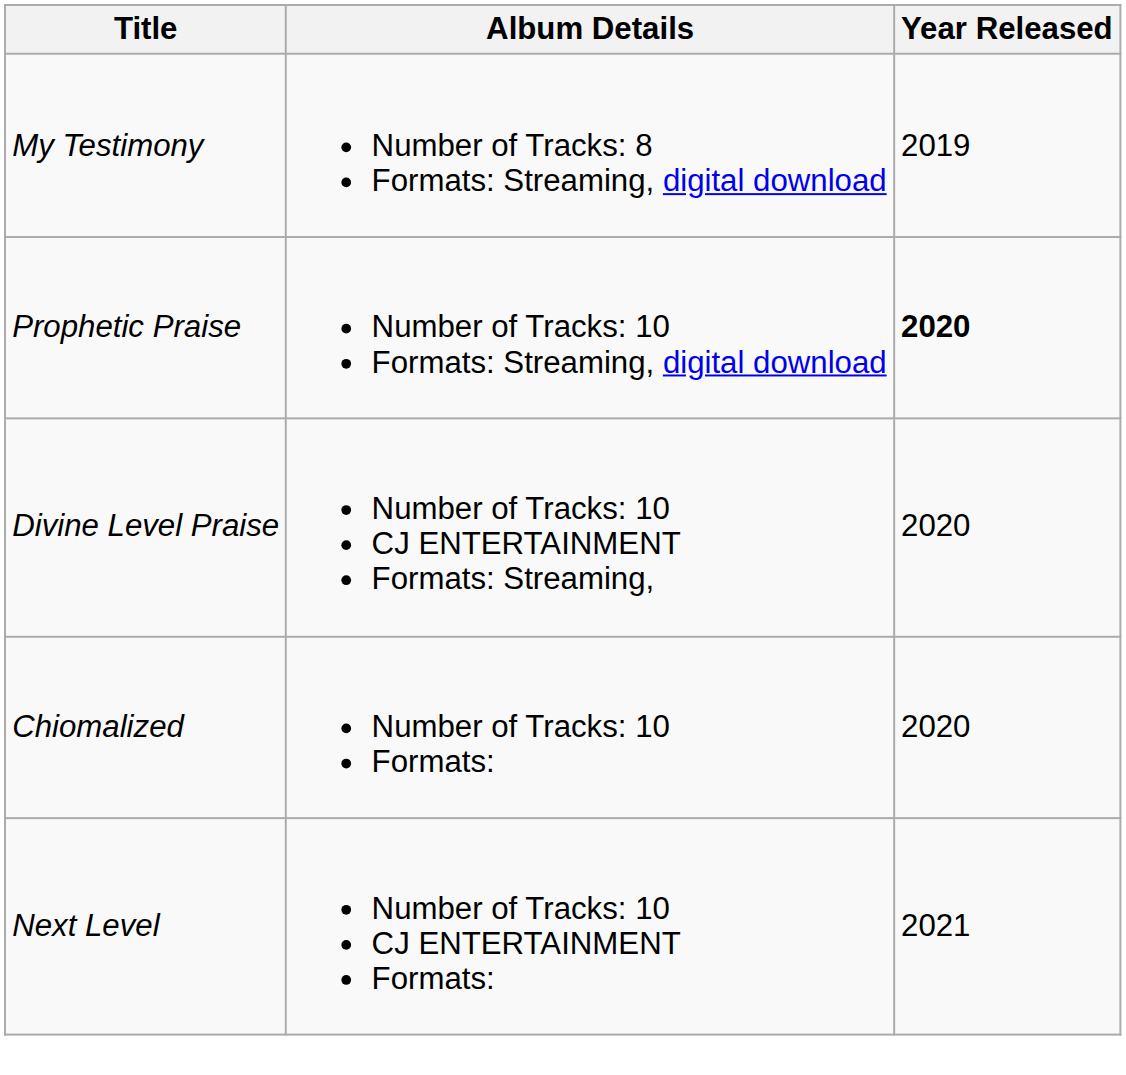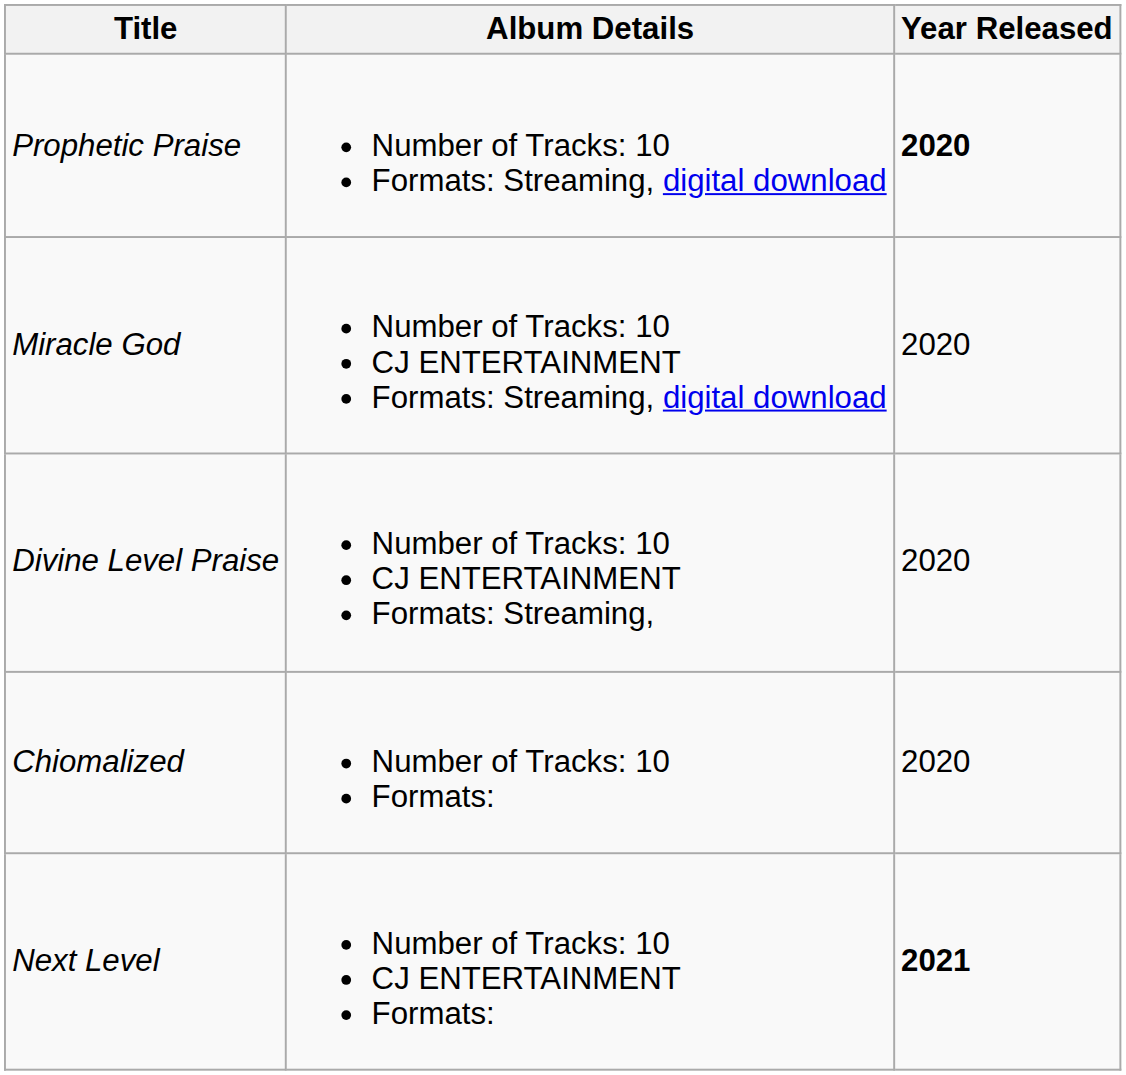- row: (108, 145)
+ row: (96, 344)
(936, 925) normal -> (936, 961) bold
